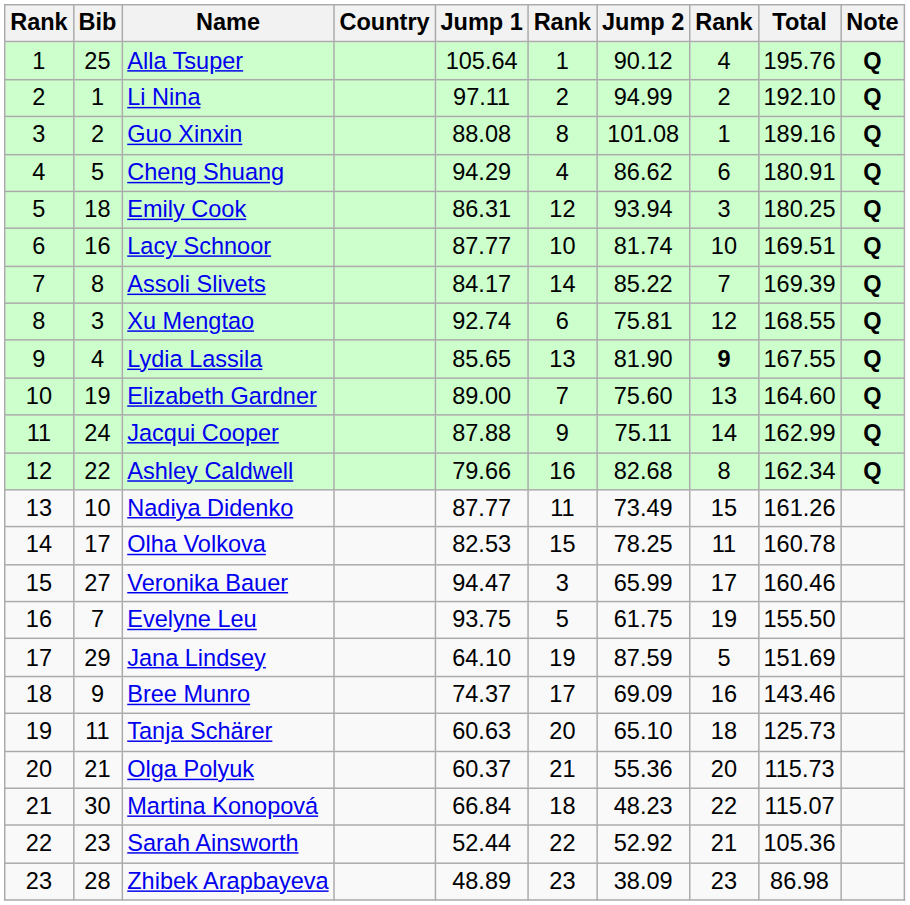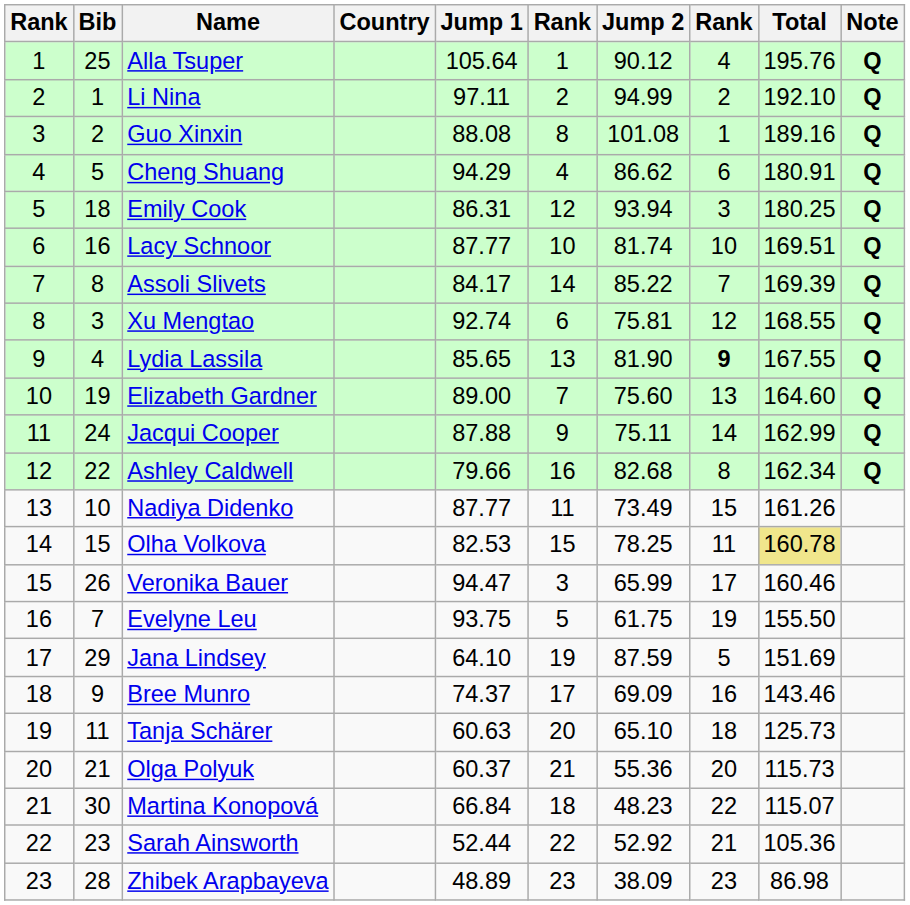(97, 545) 17 -> (97, 545) 15
(799, 545) no background -> (799, 545) khaki background
(97, 582) 27 -> (97, 582) 26
